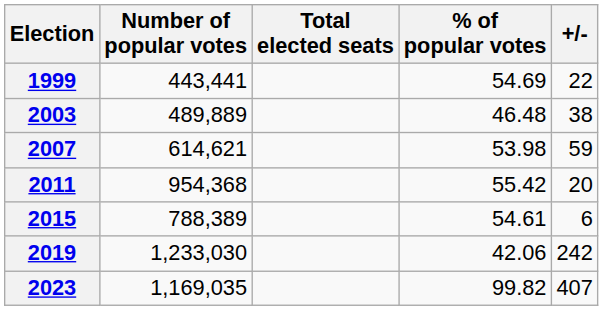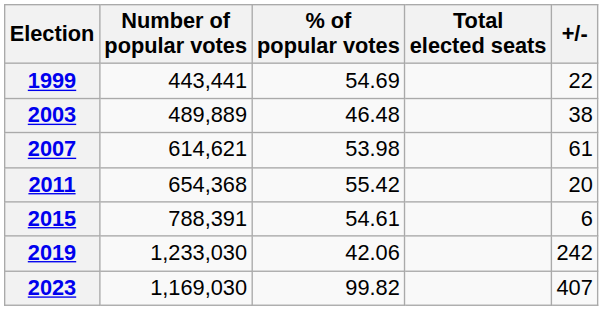columns swapped: (475, 33) <-> (325, 33)
(581, 149) 59 -> (581, 149) 61
(208, 184) 954,368 -> (208, 184) 654,368
(208, 218) 788,389 -> (208, 218) 788,391
(199, 287) 1,169,035 -> (199, 287) 1,169,030
